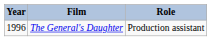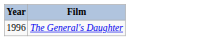- column: (166, 12)
